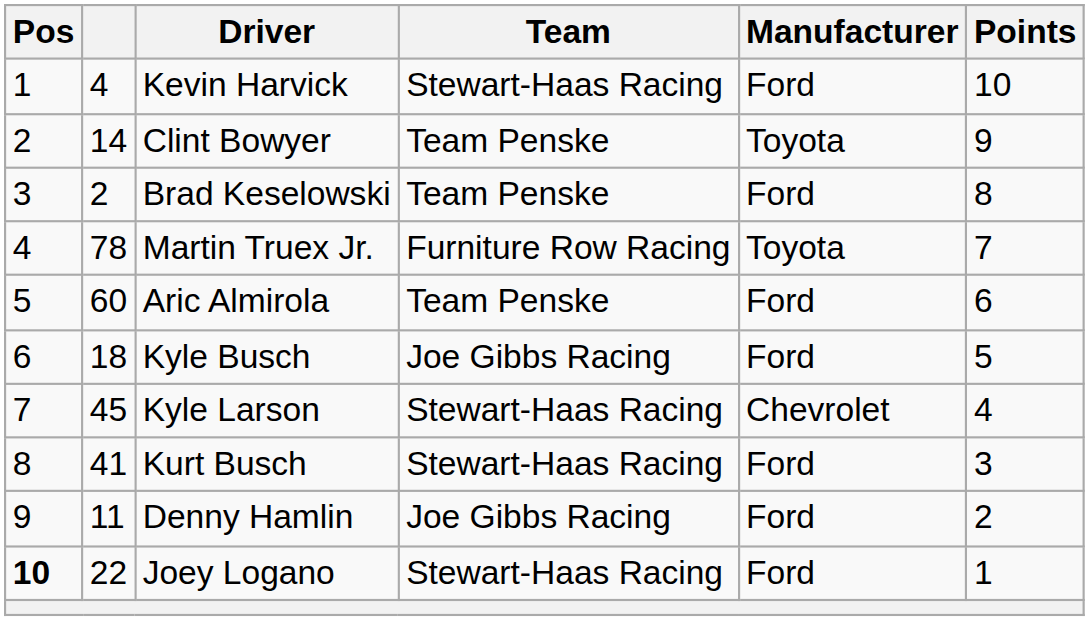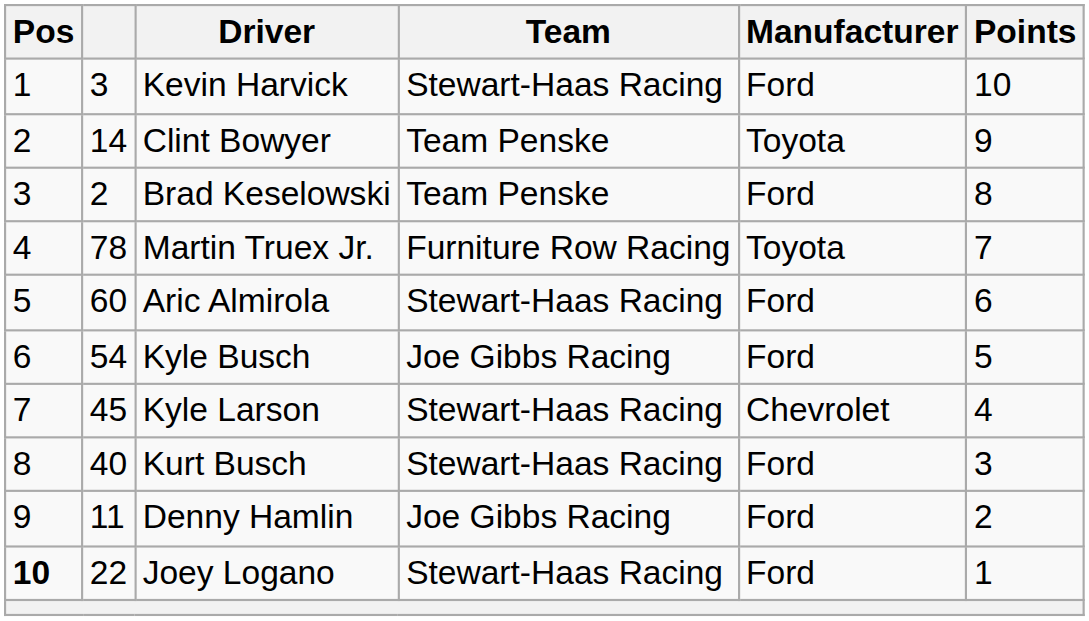(99, 85) 4 -> (99, 85) 3
(508, 301) Team Penske -> (565, 301) Stewart-Haas Racing
(109, 355) 18 -> (109, 355) 54
(109, 463) 41 -> (109, 463) 40
